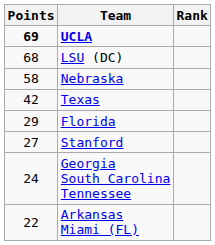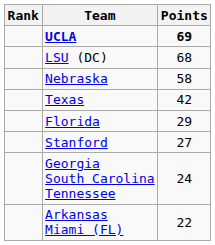columns swapped: (192, 15) <-> (31, 15)
